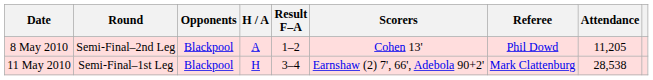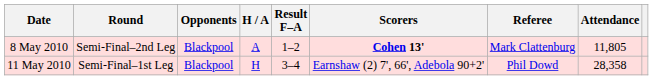(398, 46) normal -> (398, 46) bold
(533, 46) Phil Dowd -> (533, 46) Mark Clattenburg
(610, 46) 11,205 -> (610, 46) 11,805
(533, 65) Mark Clattenburg -> (533, 65) Phil Dowd
(610, 65) 28,538 -> (610, 65) 28,358
